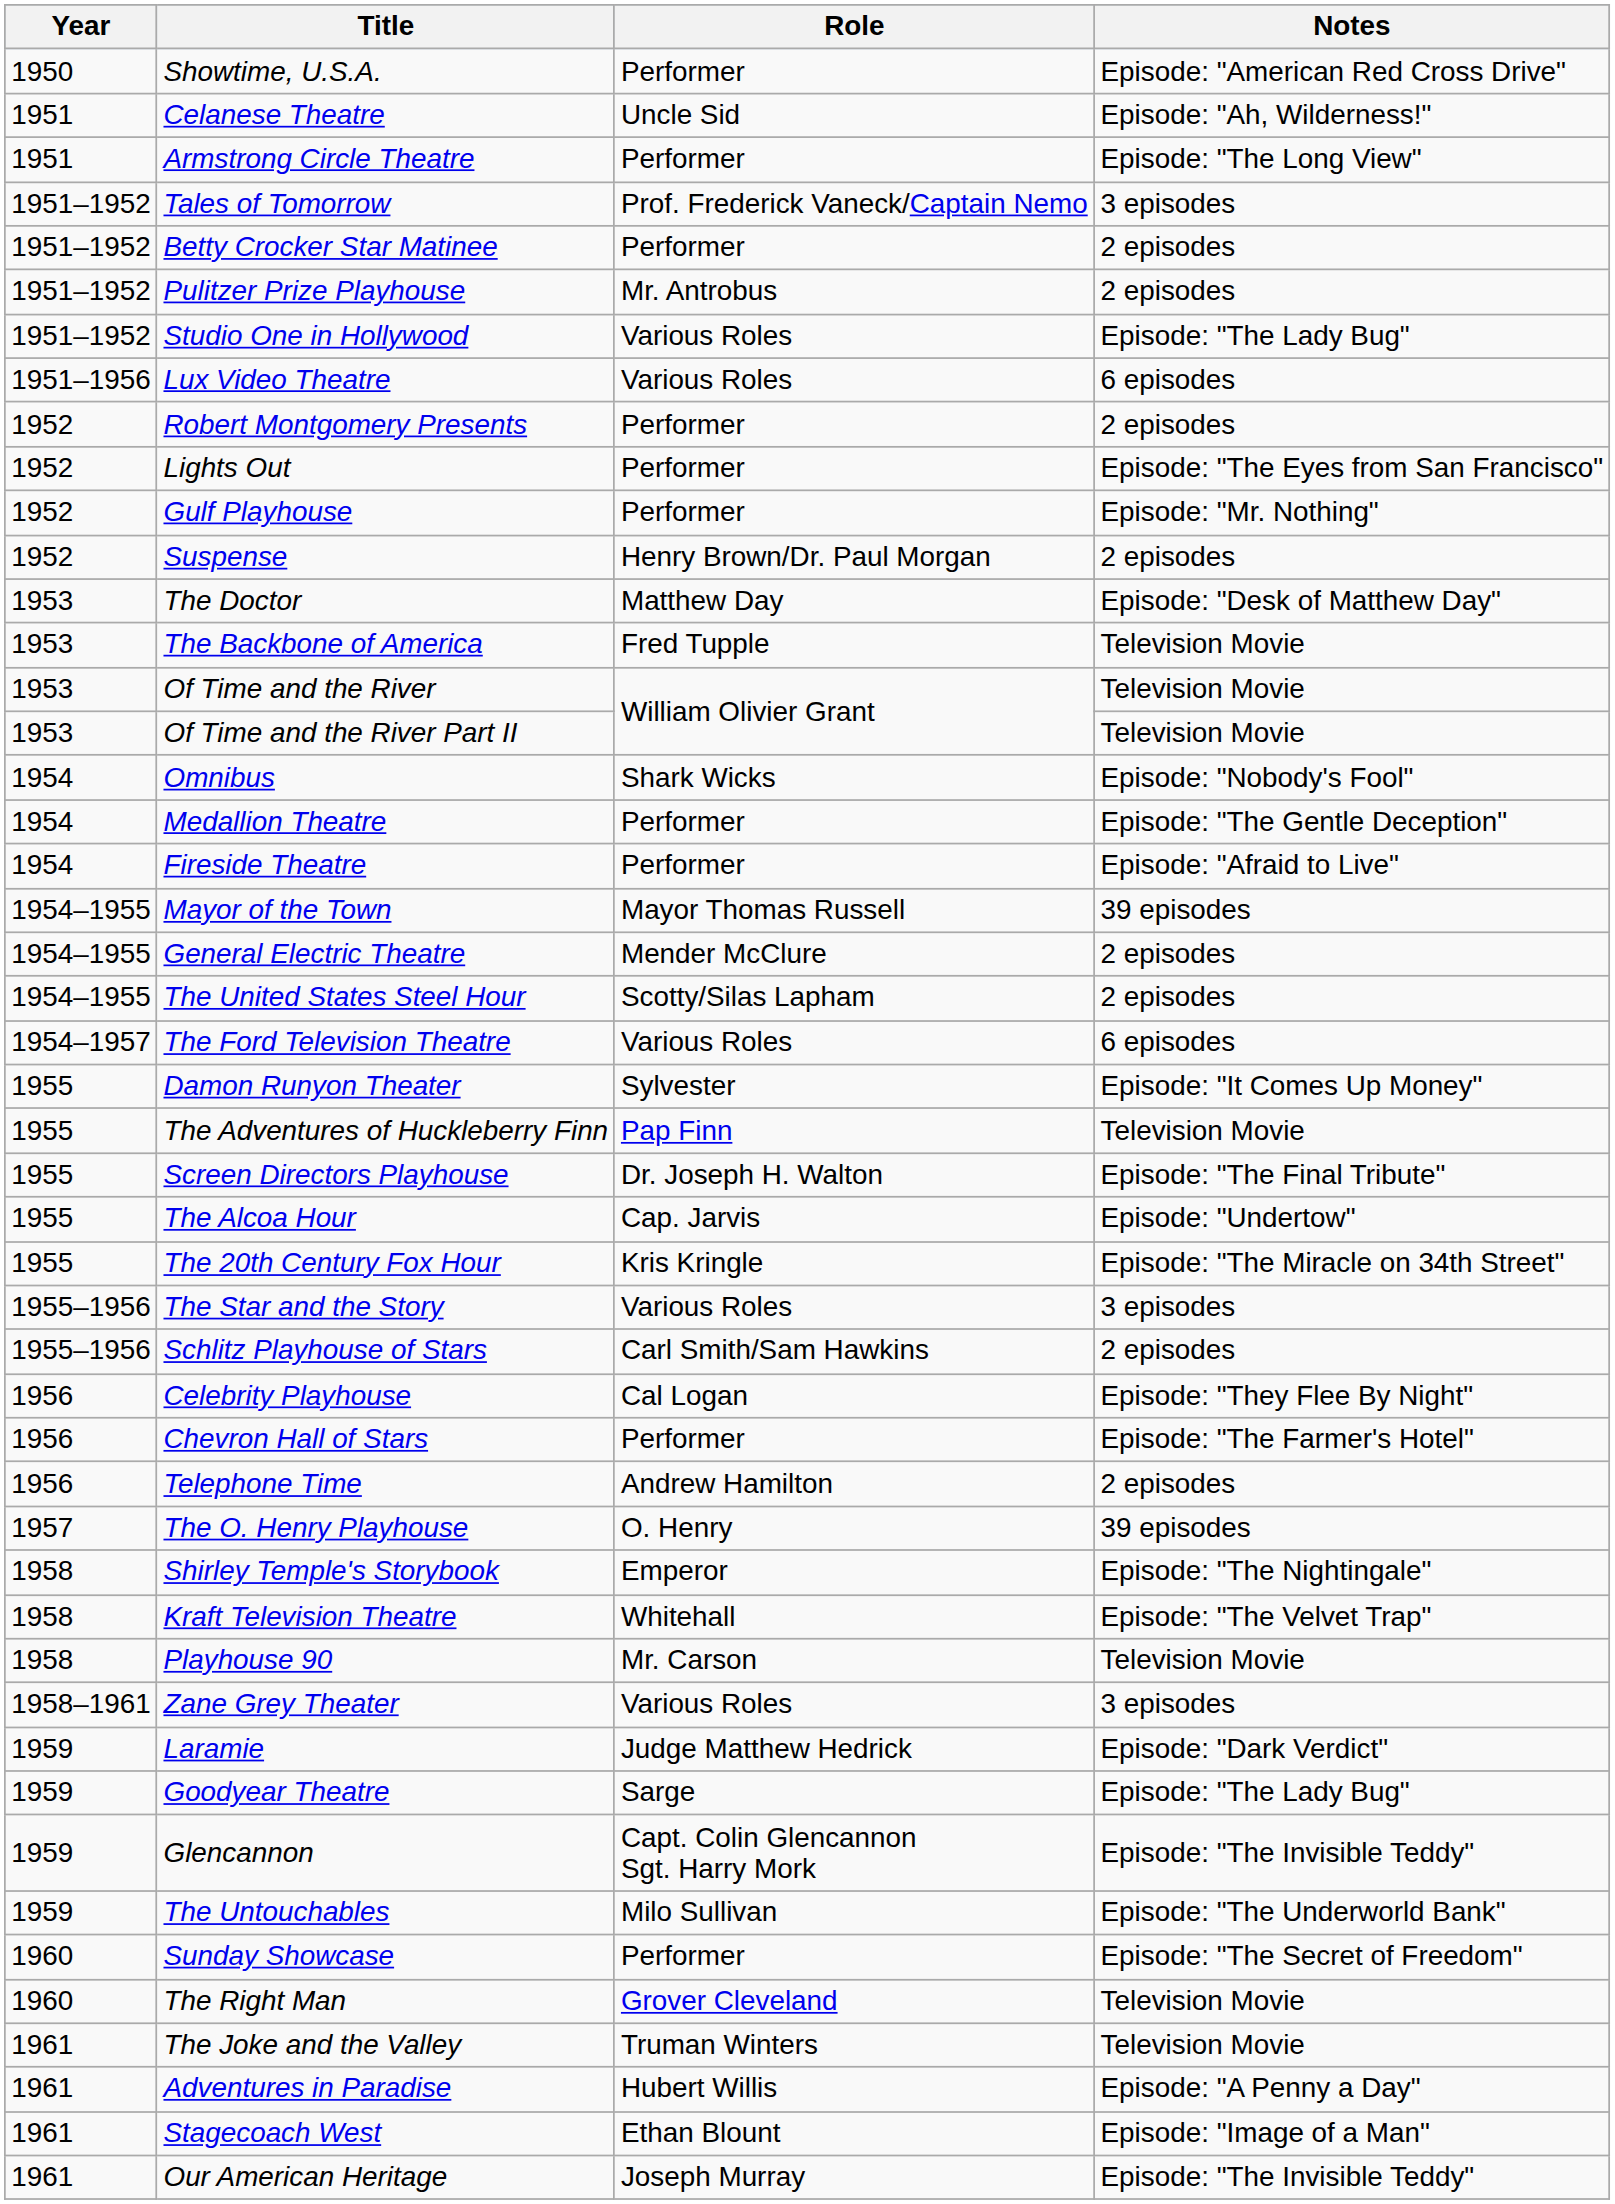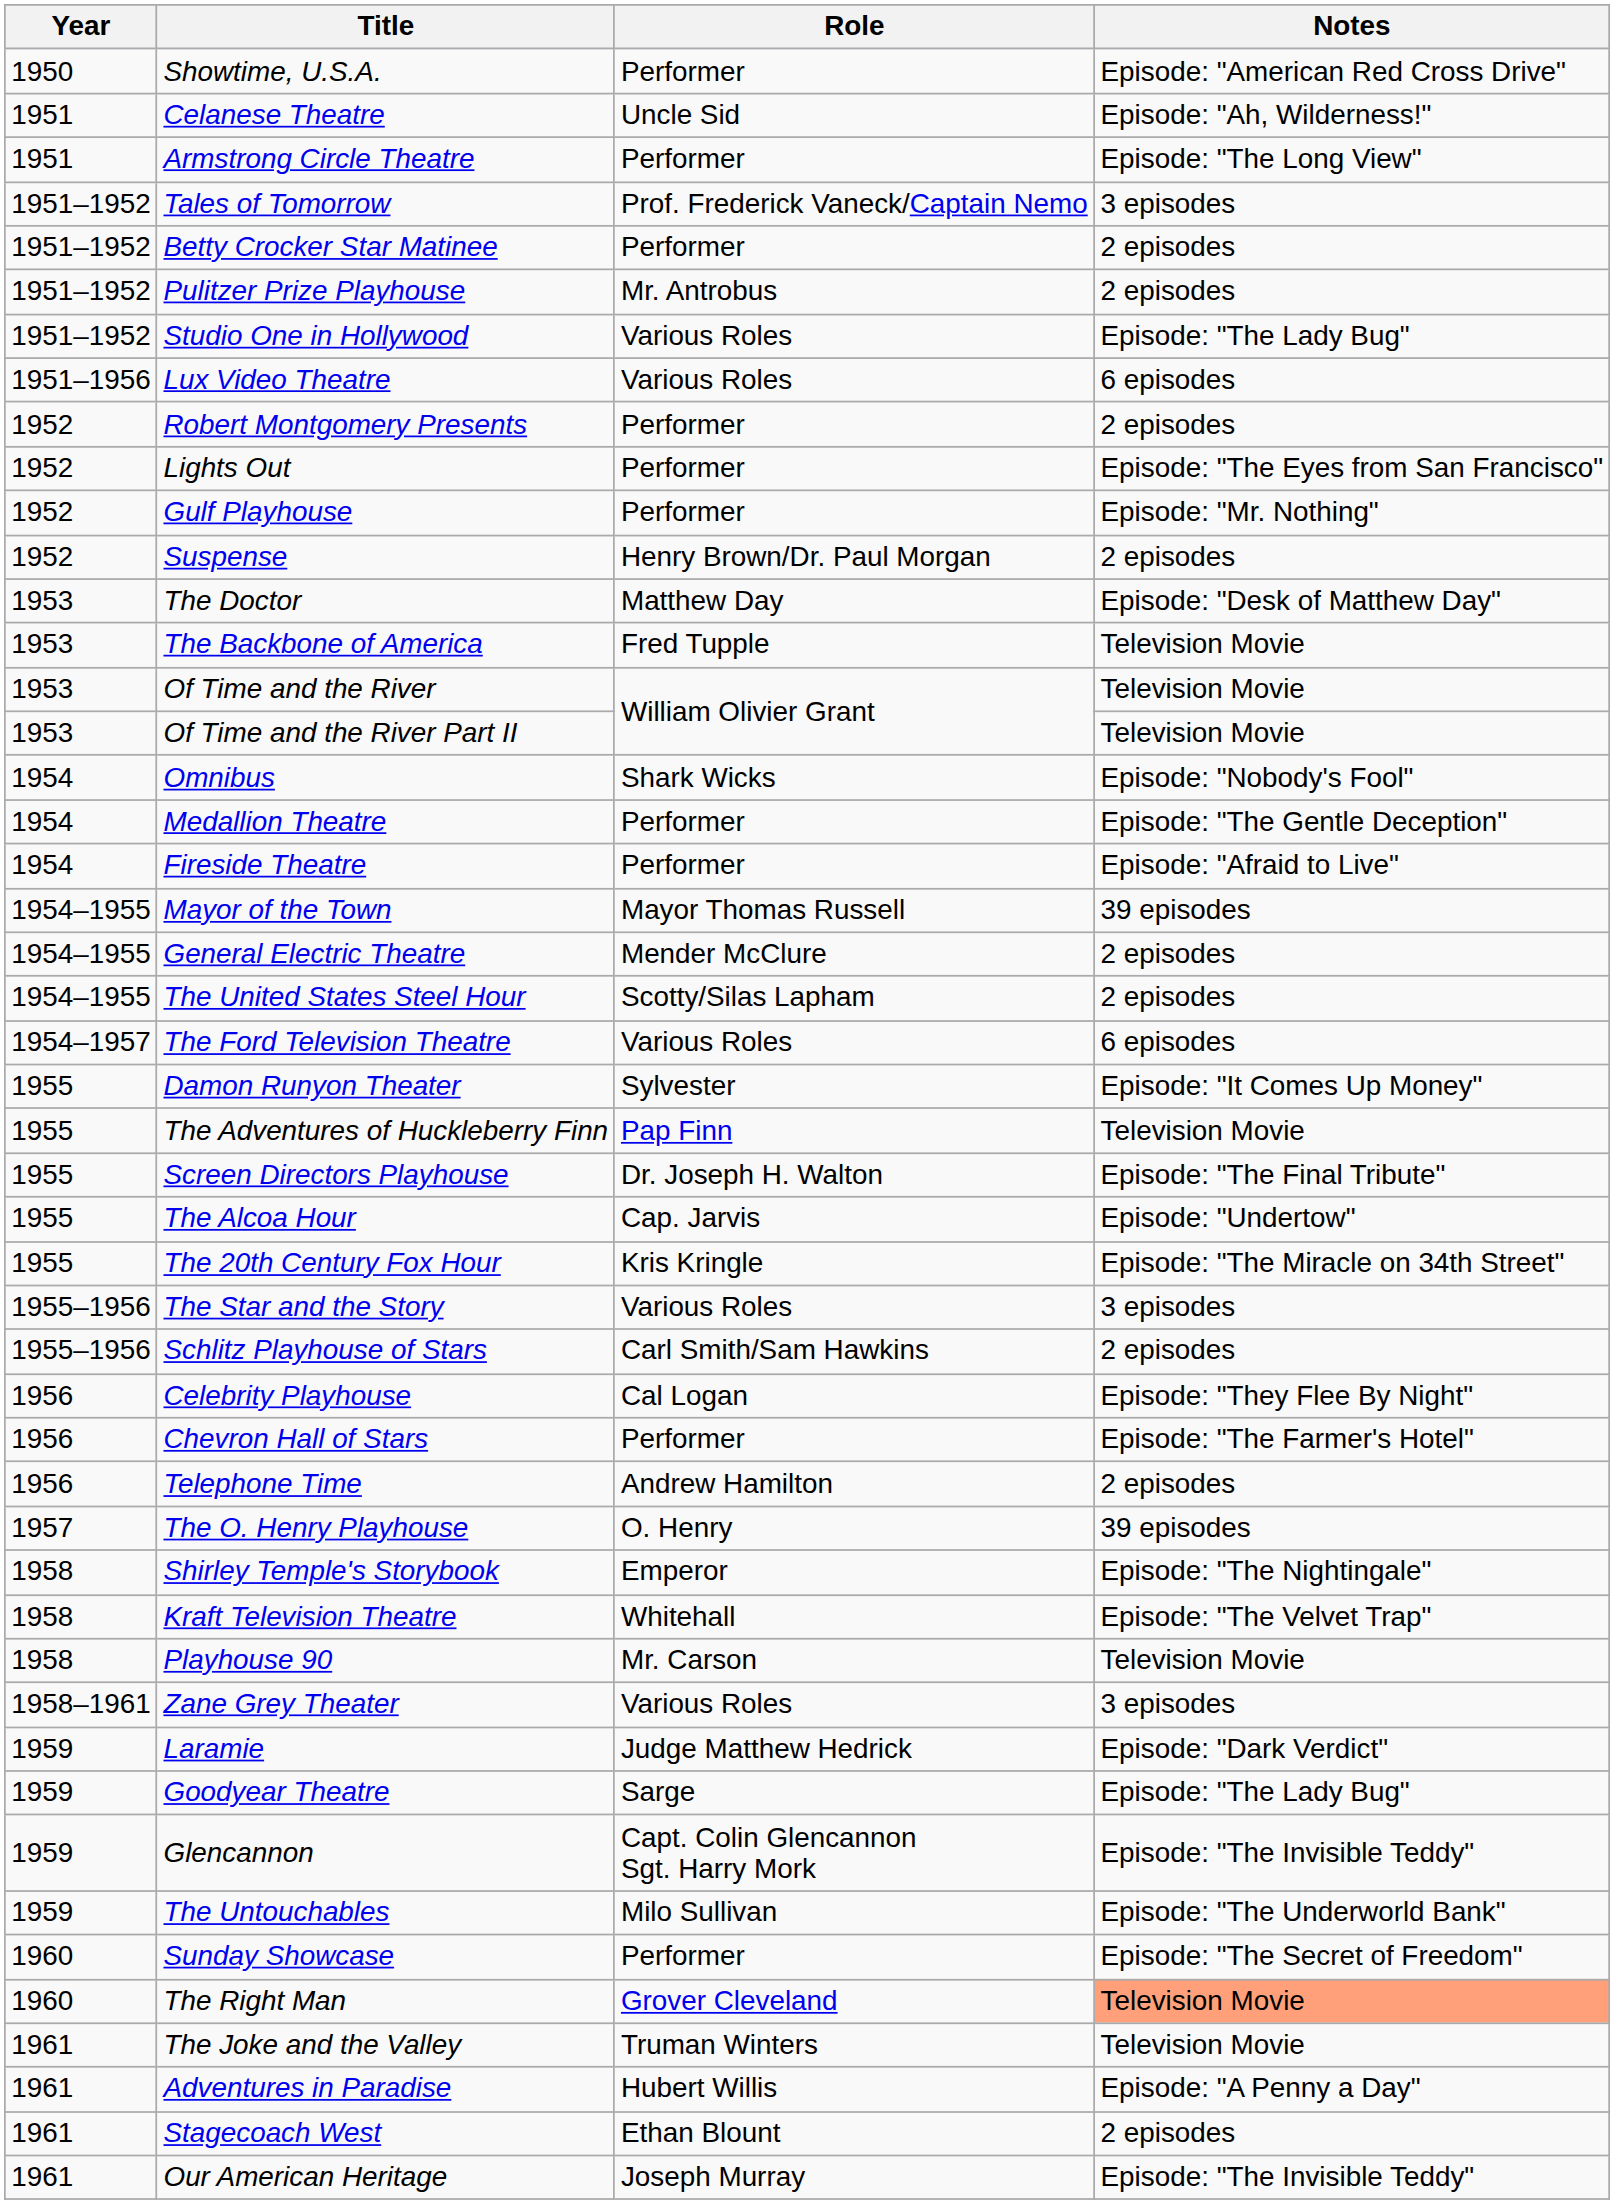(1203, 2000) no background -> (1203, 2000) lightsalmon background
(1265, 2133) Episode: "Image of a Man" -> (1168, 2133) 2 episodes
